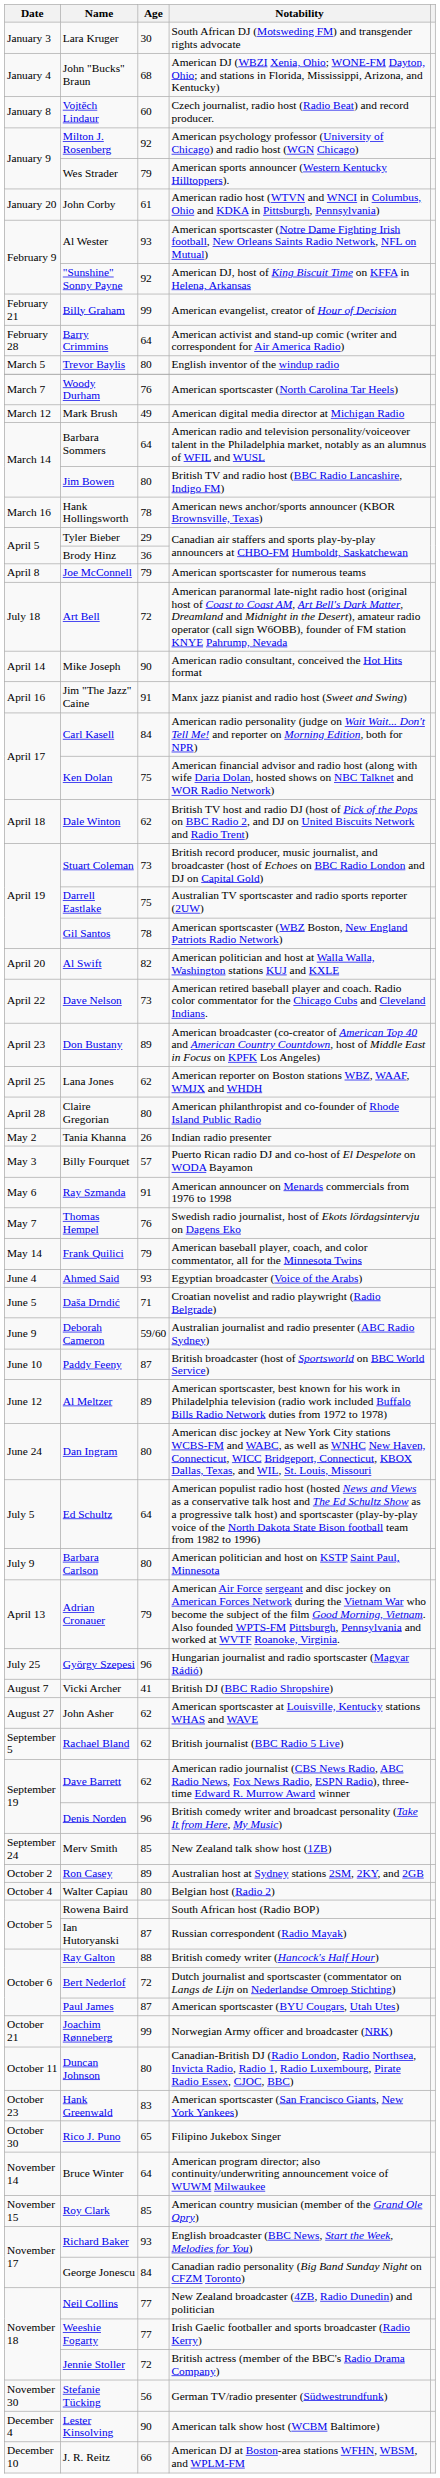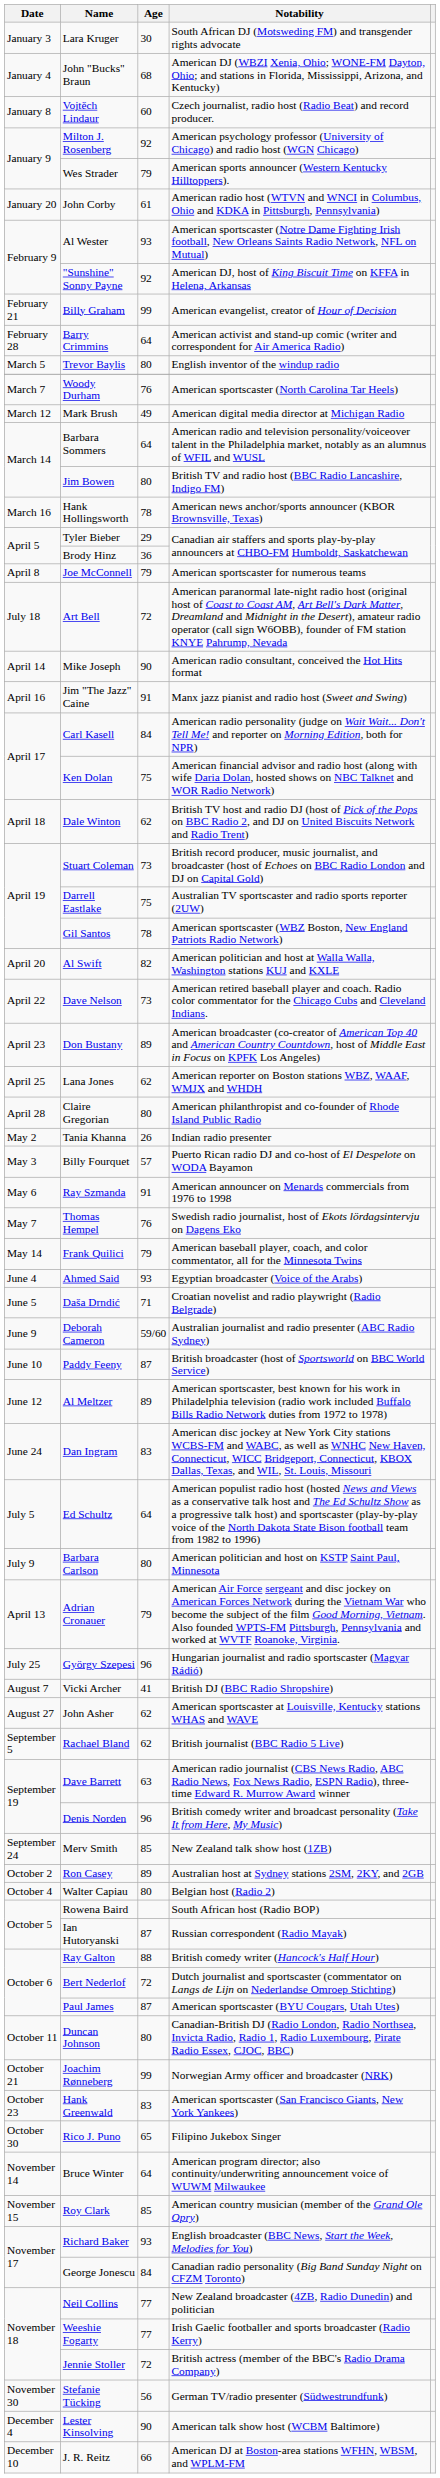(146, 1451) 80 -> (146, 1451) 83
(146, 1781) 62 -> (146, 1781) 63
rows swapped: (81, 2068) <-> (88, 2031)
